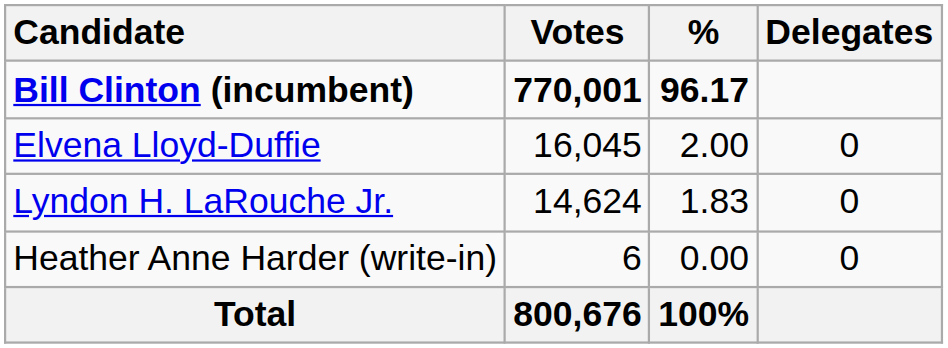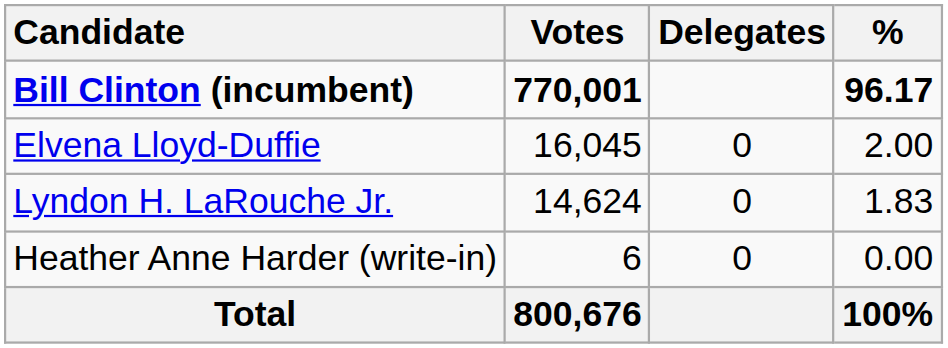columns swapped: (704, 32) <-> (849, 32)
